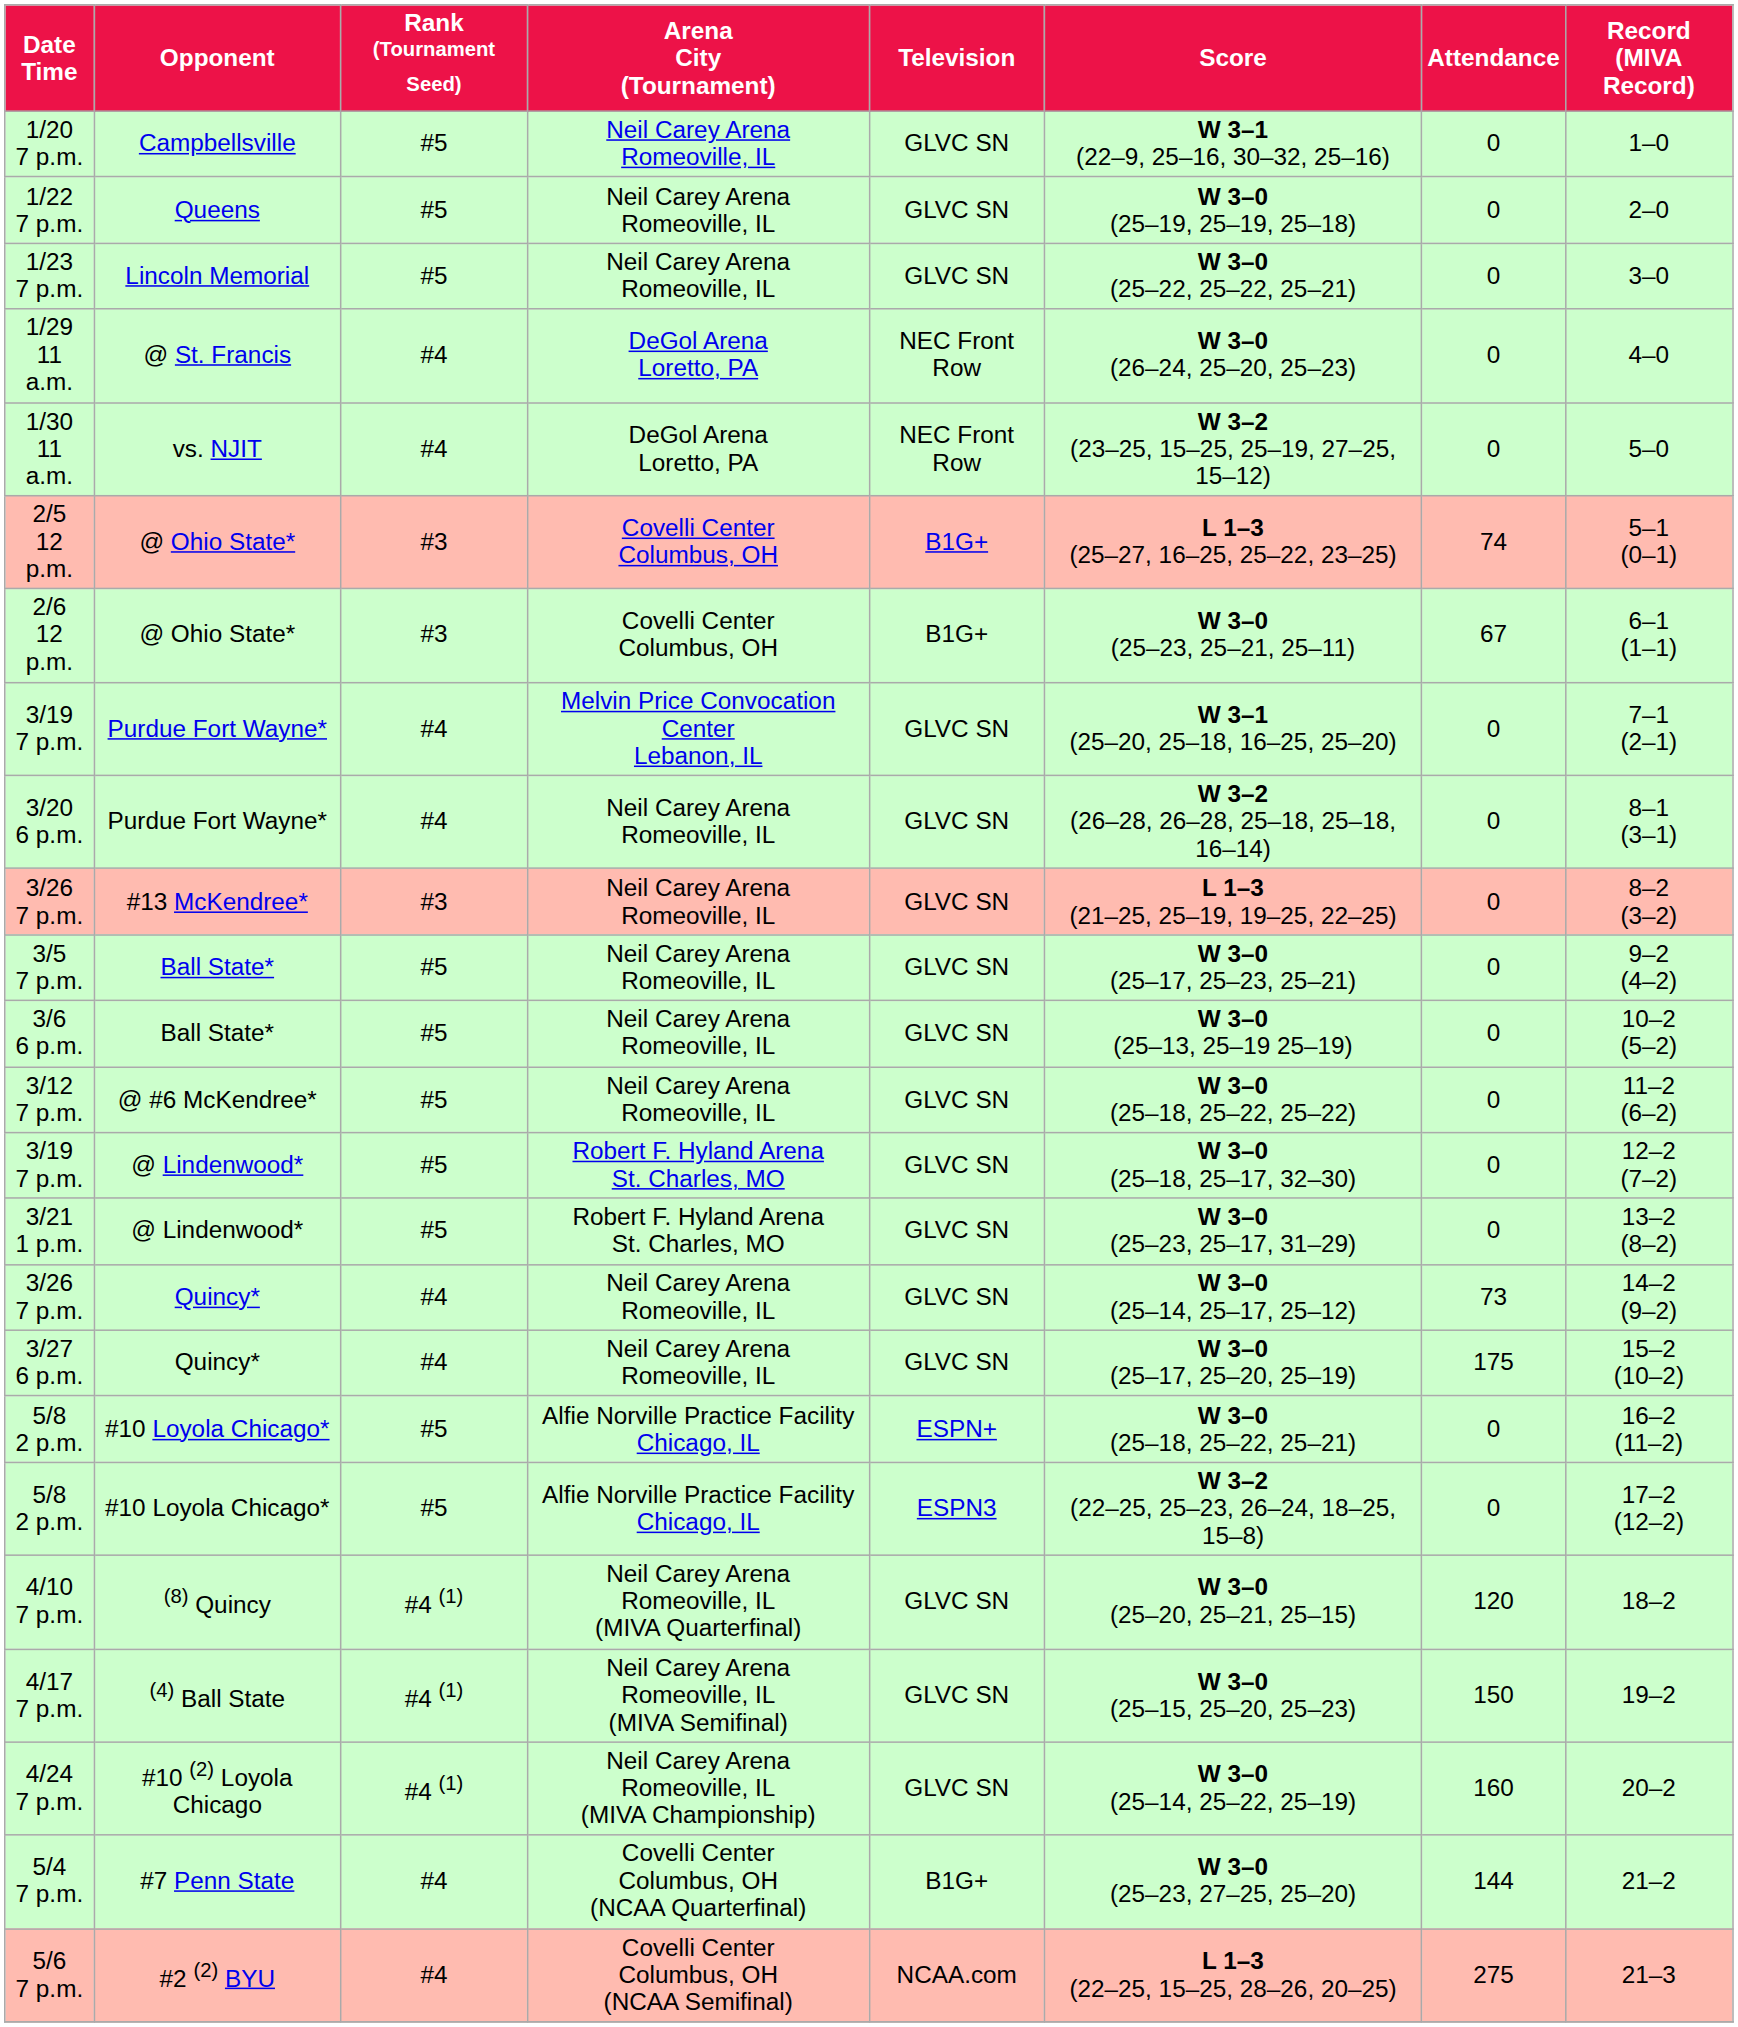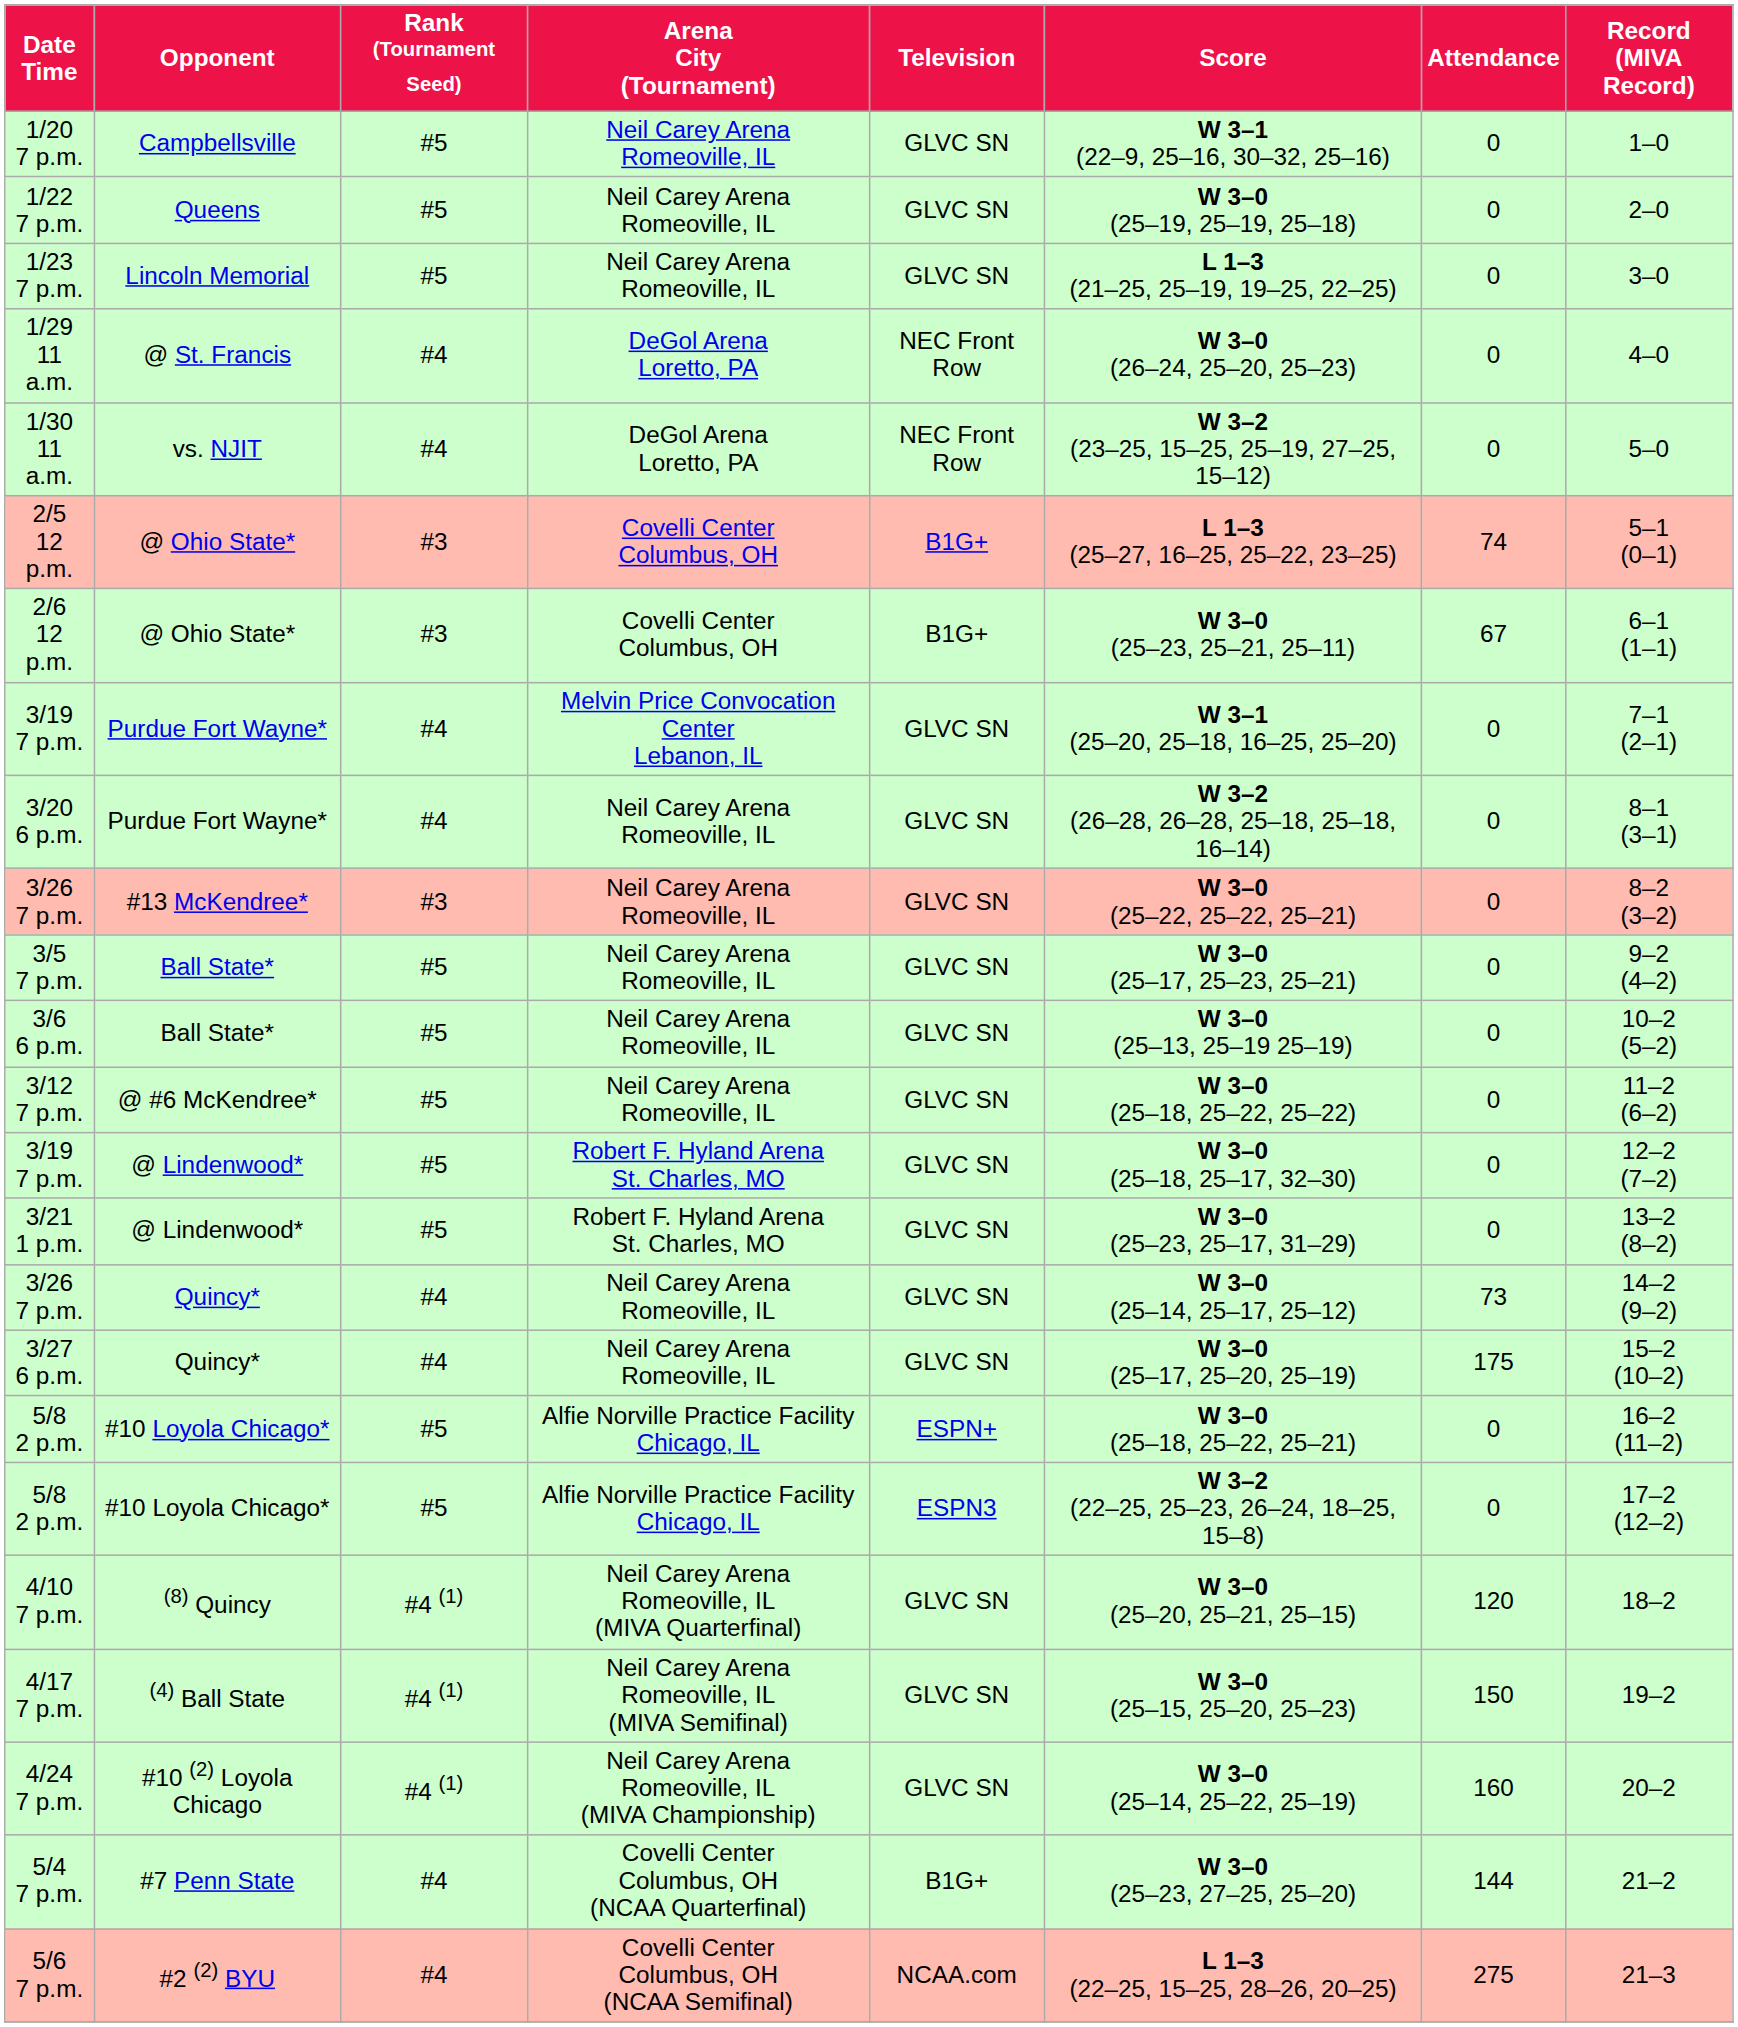(1233, 275) W 3–0 (25–22, 25–22, 25–21) -> (1233, 275) L 1–3 (21–25, 25–19, 19–25, 22–25)
(1233, 901) L 1–3 (21–25, 25–19, 19–25, 22–25) -> (1233, 901) W 3–0 (25–22, 25–22, 25–21)
